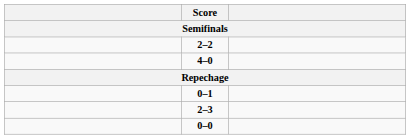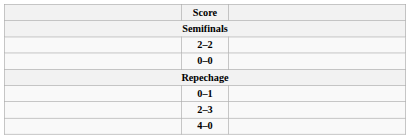rows swapped: (205, 126) <-> (205, 61)
